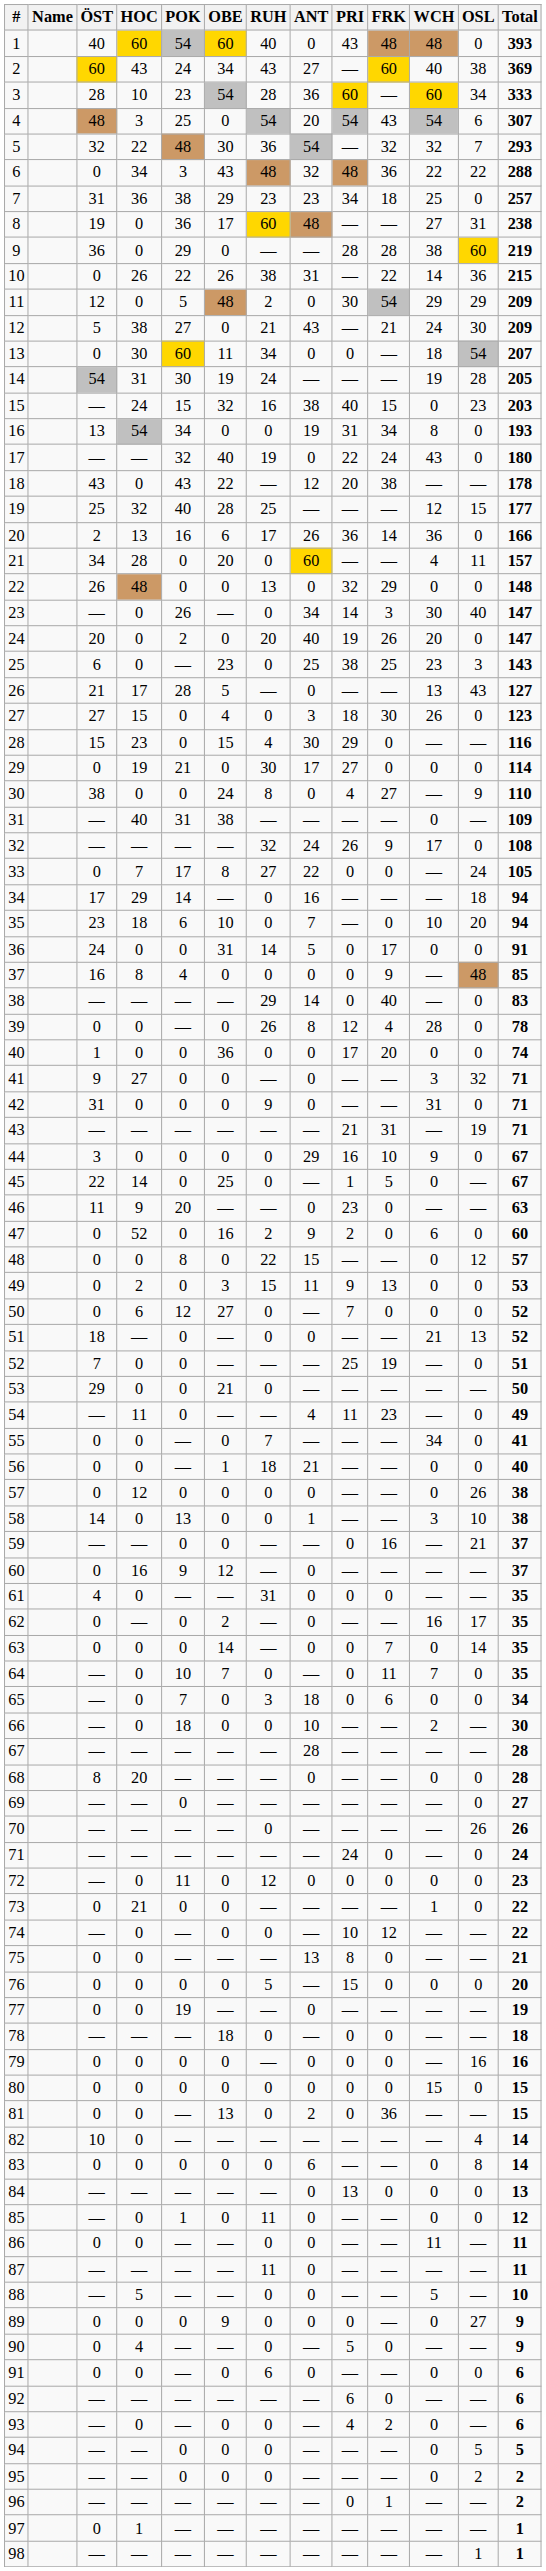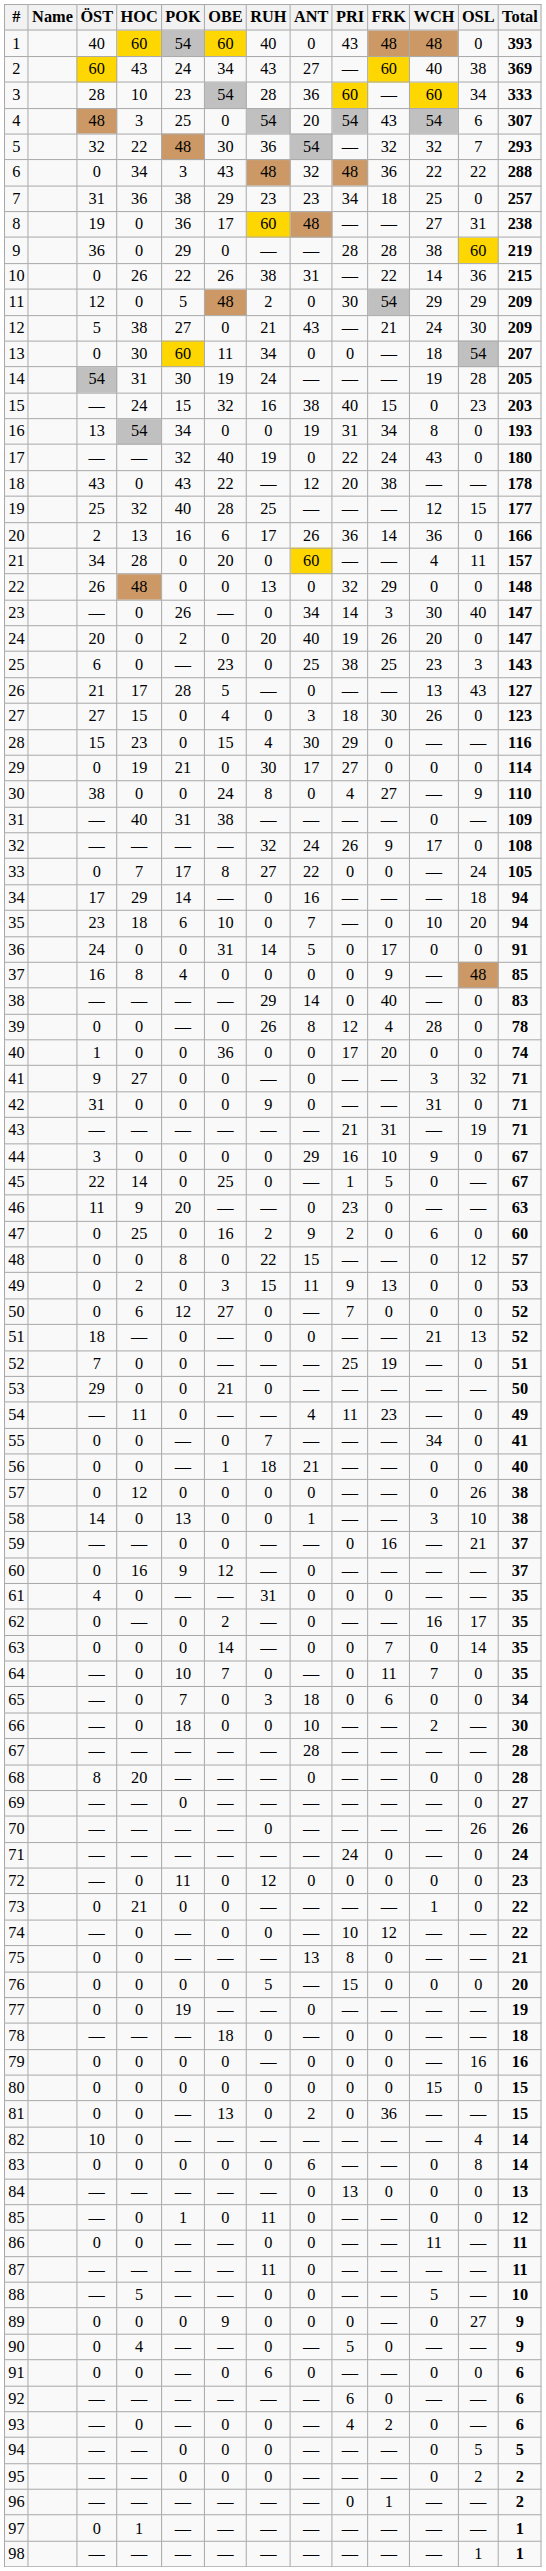(139, 1233) 52 -> (139, 1233) 25
